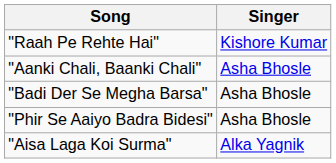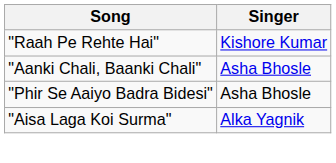- row: (108, 94)
